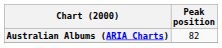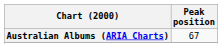(194, 36) 82 -> (194, 36) 67
